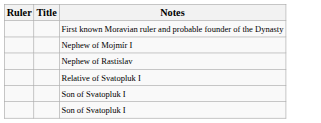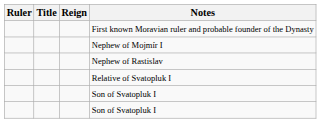+ column: (74, 12)
